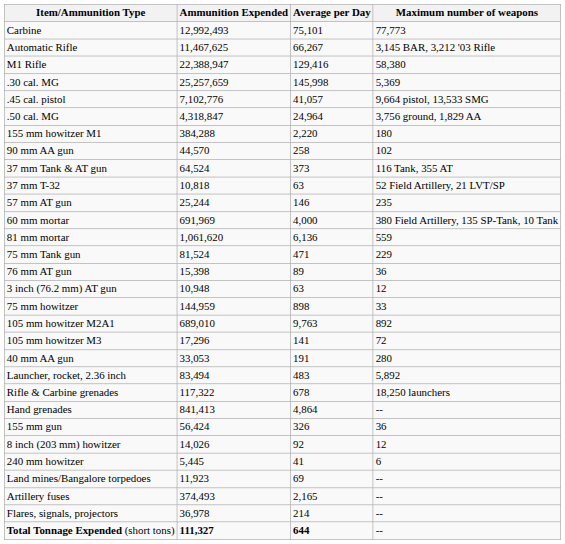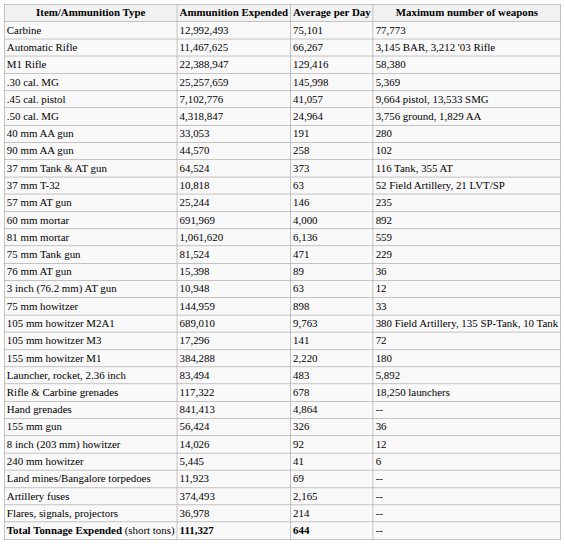rows swapped: (40, 358) <-> (54, 133)
(467, 220) 380 Field Artillery, 135 SP-Tank, 10 Tank -> (384, 220) 892
(384, 323) 892 -> (467, 323) 380 Field Artillery, 135 SP-Tank, 10 Tank
